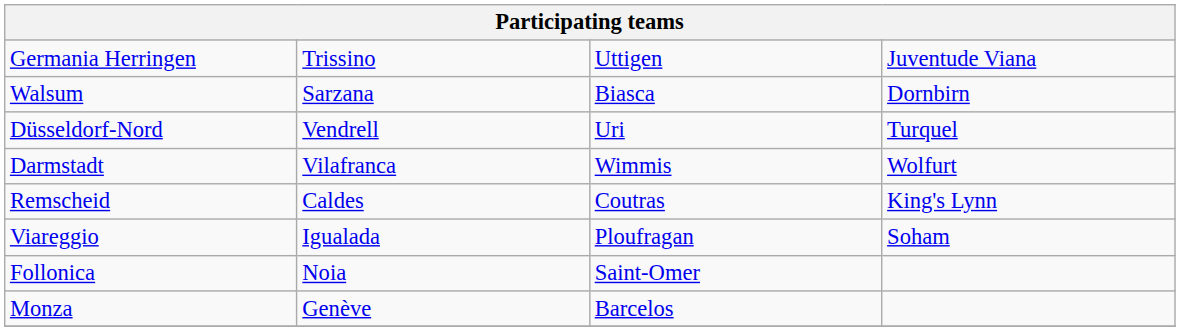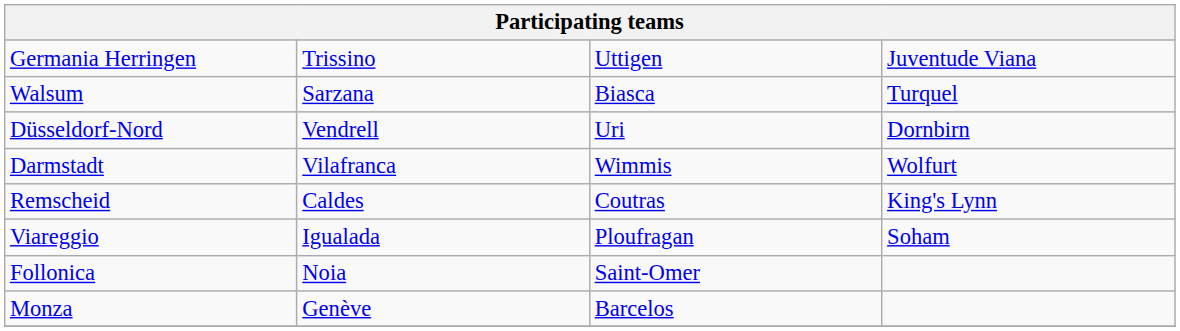(928, 93) Dornbirn -> (922, 93) Turquel
(922, 129) Turquel -> (928, 129) Dornbirn
